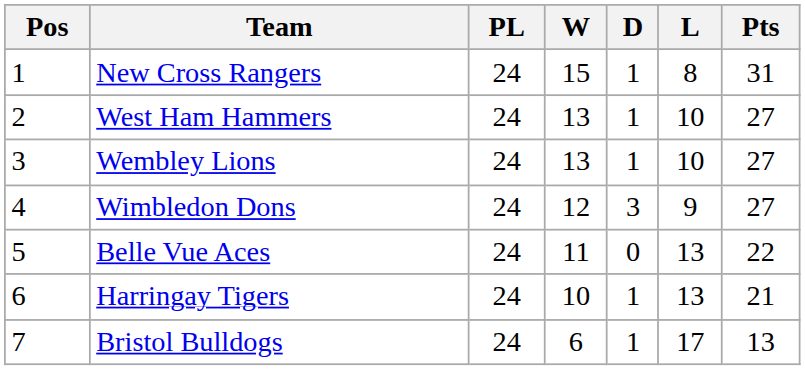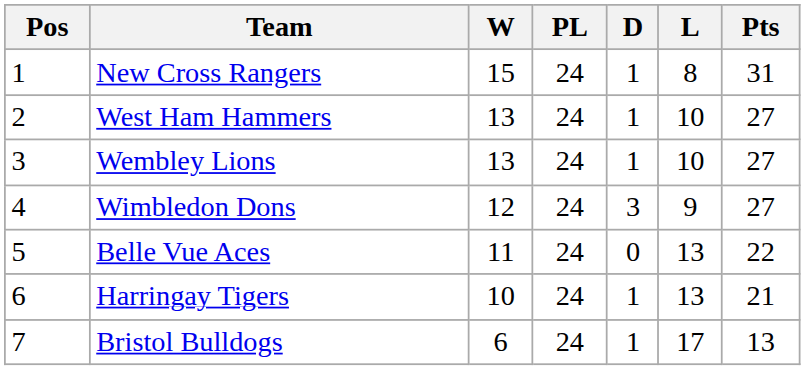columns swapped: (507, 26) <-> (576, 26)
